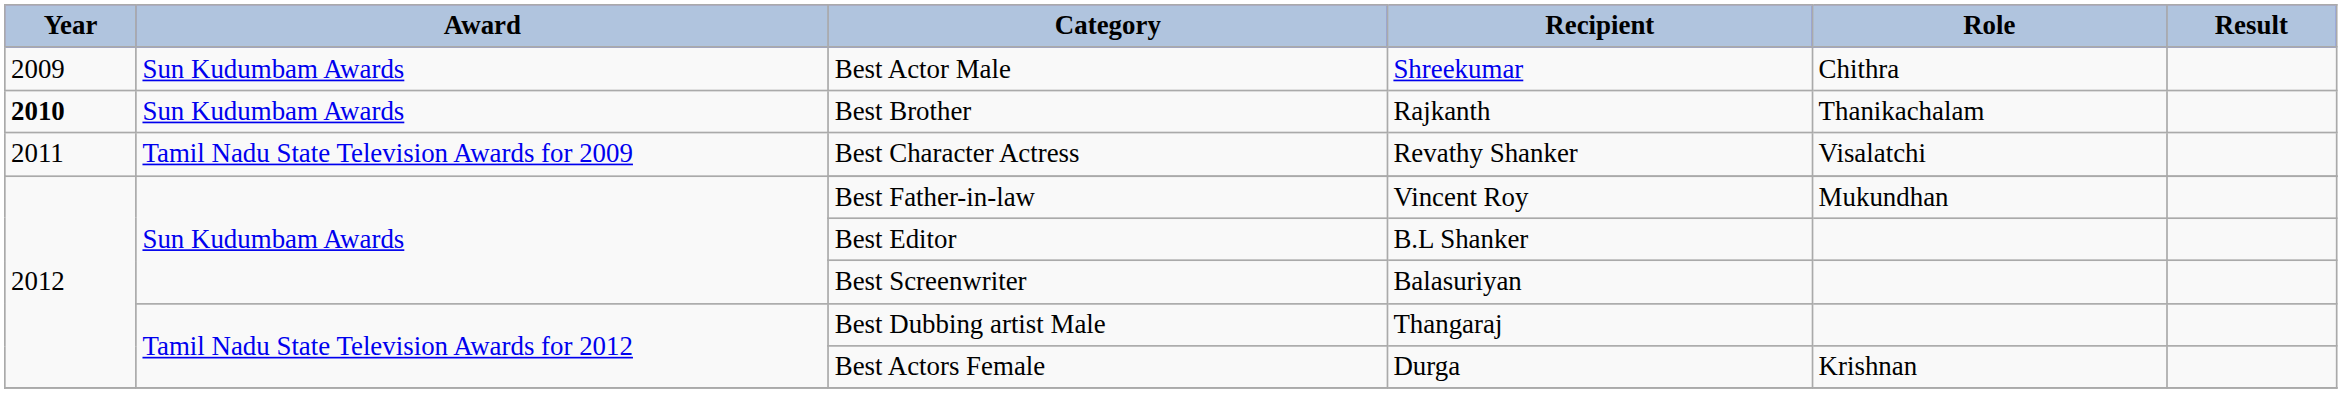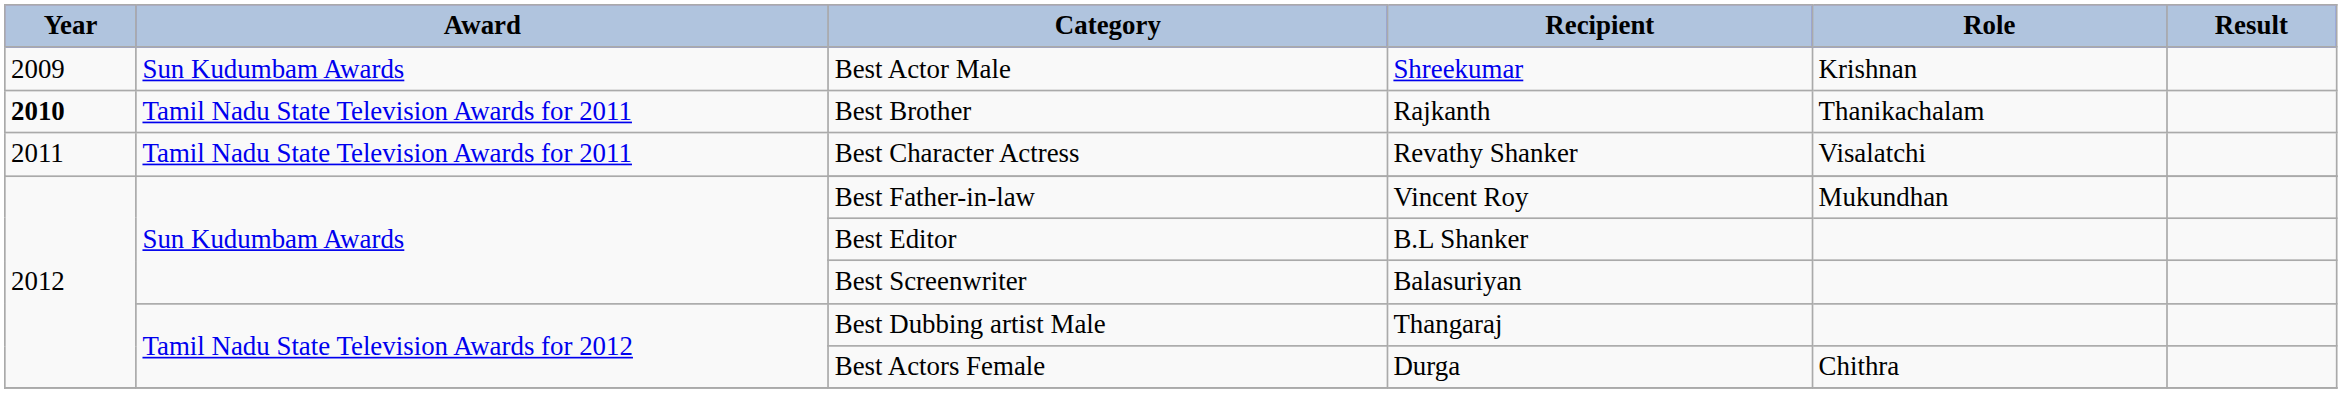(1859, 68) Chithra -> (1868, 68) Krishnan
(273, 111) Sun Kudumbam Awards -> (387, 111) Tamil Nadu State Television Awards for 2011
(388, 153) Tamil Nadu State Television Awards for 2009 -> (387, 153) Tamil Nadu State Television Awards for 2011
(1868, 366) Krishnan -> (1859, 366) Chithra
